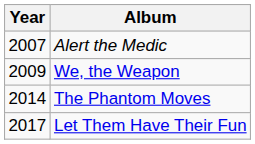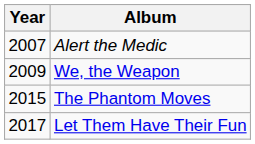(27, 98) 2014 -> (27, 98) 2015
